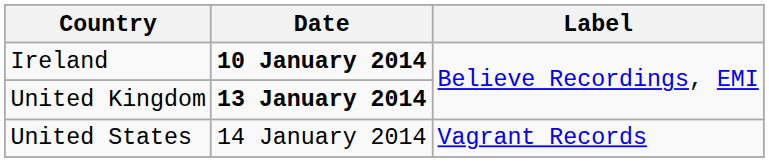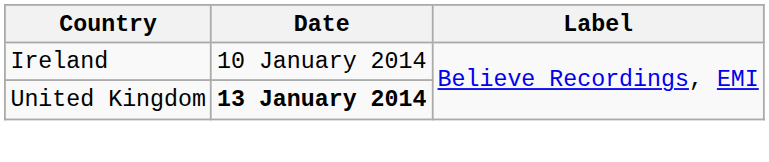(322, 62) bold -> (322, 62) normal
- row: (101, 138)
